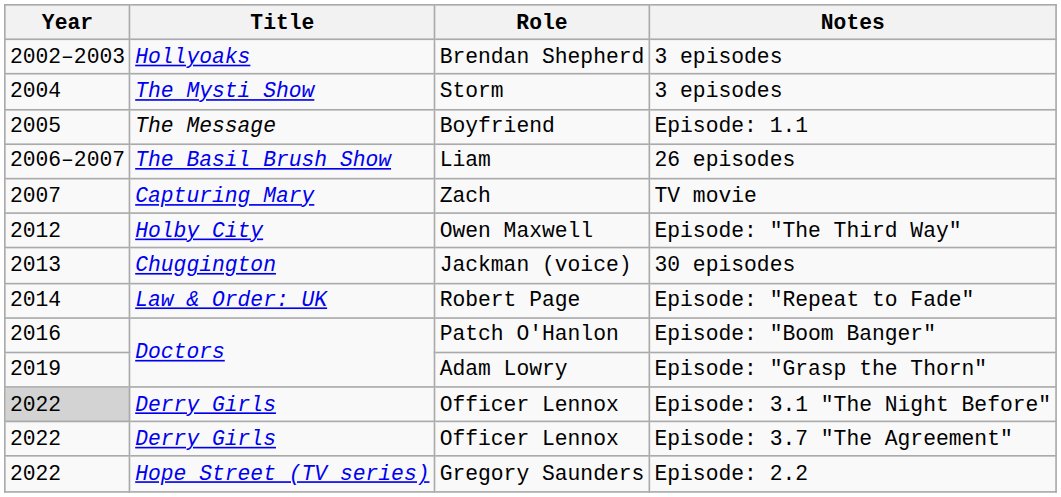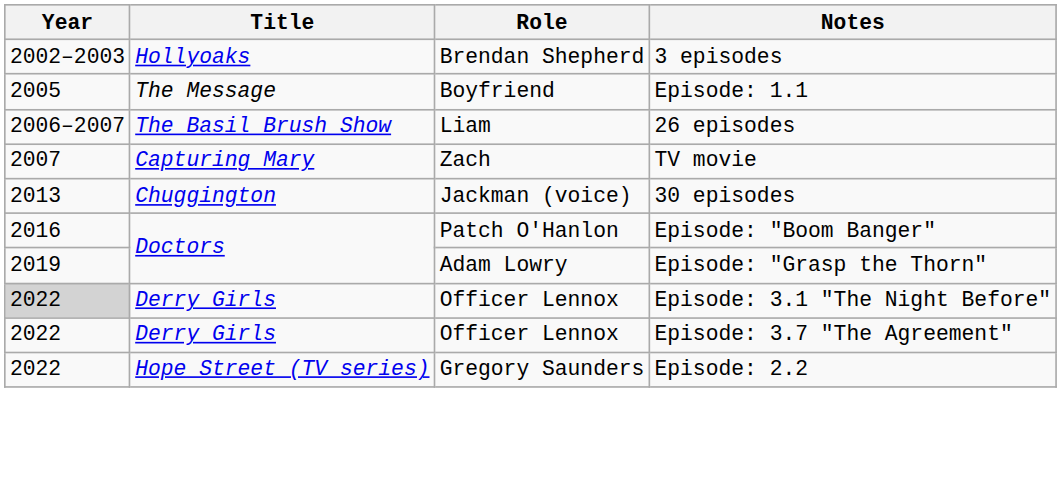- row: (472, 92)
- row: (516, 231)
- row: (510, 300)
